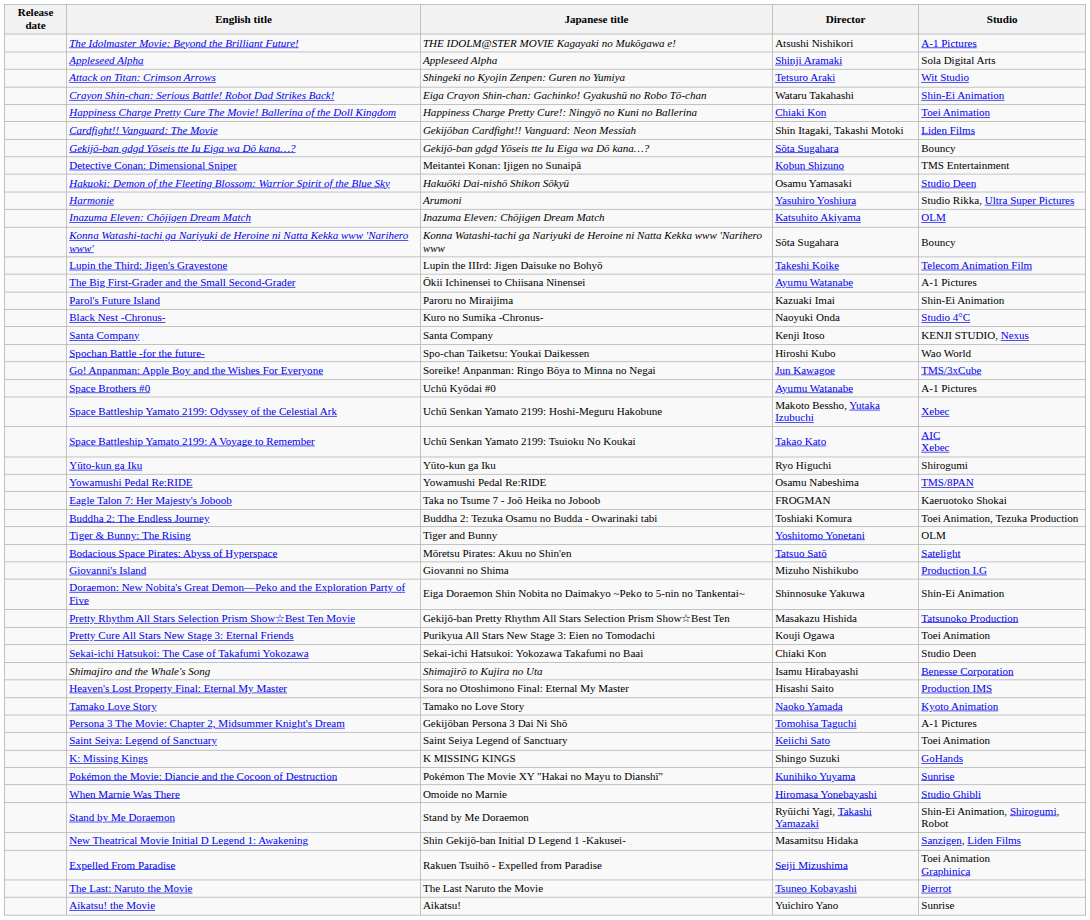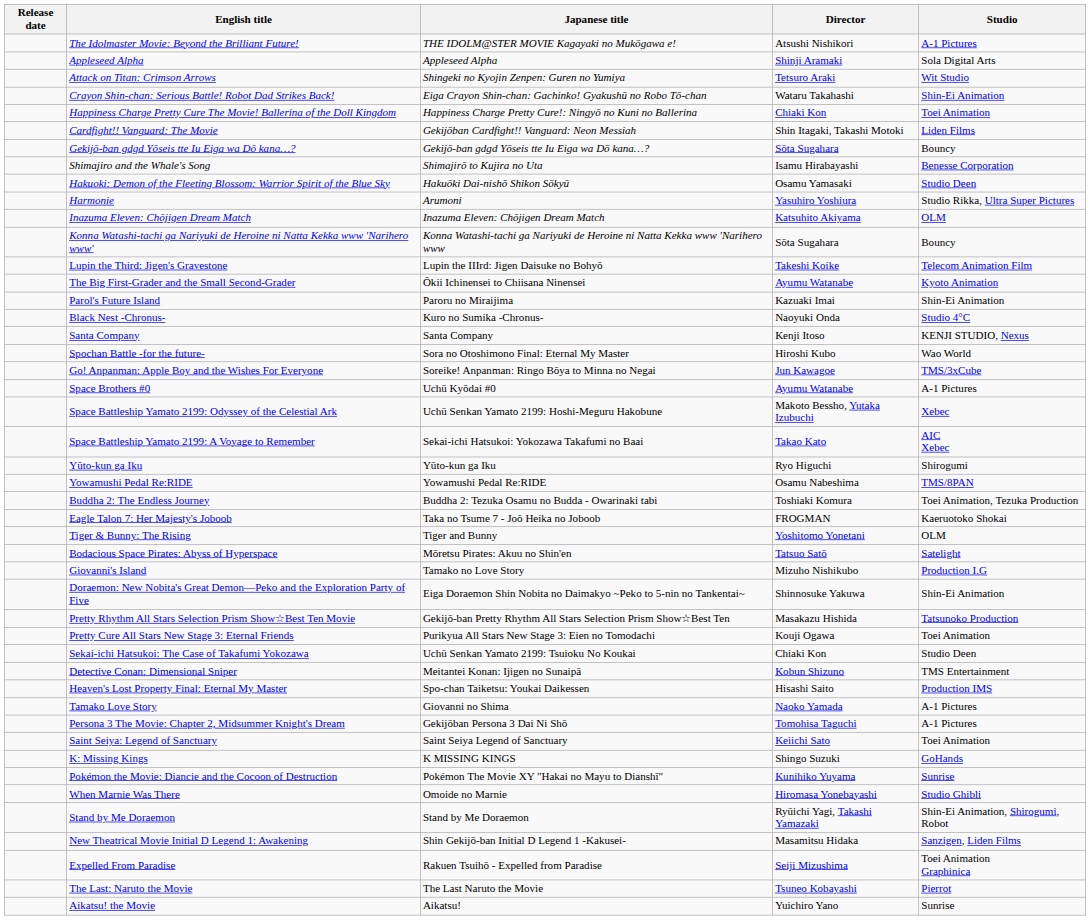rows swapped: (140, 671) <-> (153, 165)
(949, 283) A-1 Pictures -> (960, 283) Kyoto Animation
(506, 353) Spo-chan Taiketsu: Youkai Daikessen -> (526, 353) Sora no Otoshimono Final: Eternal My Master
(529, 441) Uchū Senkan Yamato 2199: Tsuioku No Koukai -> (533, 441) Sekai-ichi Hatsukoi: Yokozawa Takafumi no Baai
rows swapped: (151, 500) <-> (139, 518)
(466, 570) Giovanni no Shima -> (474, 570) Tamako no Love Story
(533, 653) Sekai-ichi Hatsukoi: Yokozawa Takafumi no Baai -> (529, 653) Uchū Senkan Yamato 2199: Tsuioku No Koukai
(526, 688) Sora no Otoshimono Final: Eternal My Master -> (506, 688) Spo-chan Taiketsu: Youkai Daikessen
(474, 706) Tamako no Love Story -> (466, 706) Giovanni no Shima
(960, 706) Kyoto Animation -> (949, 706) A-1 Pictures
